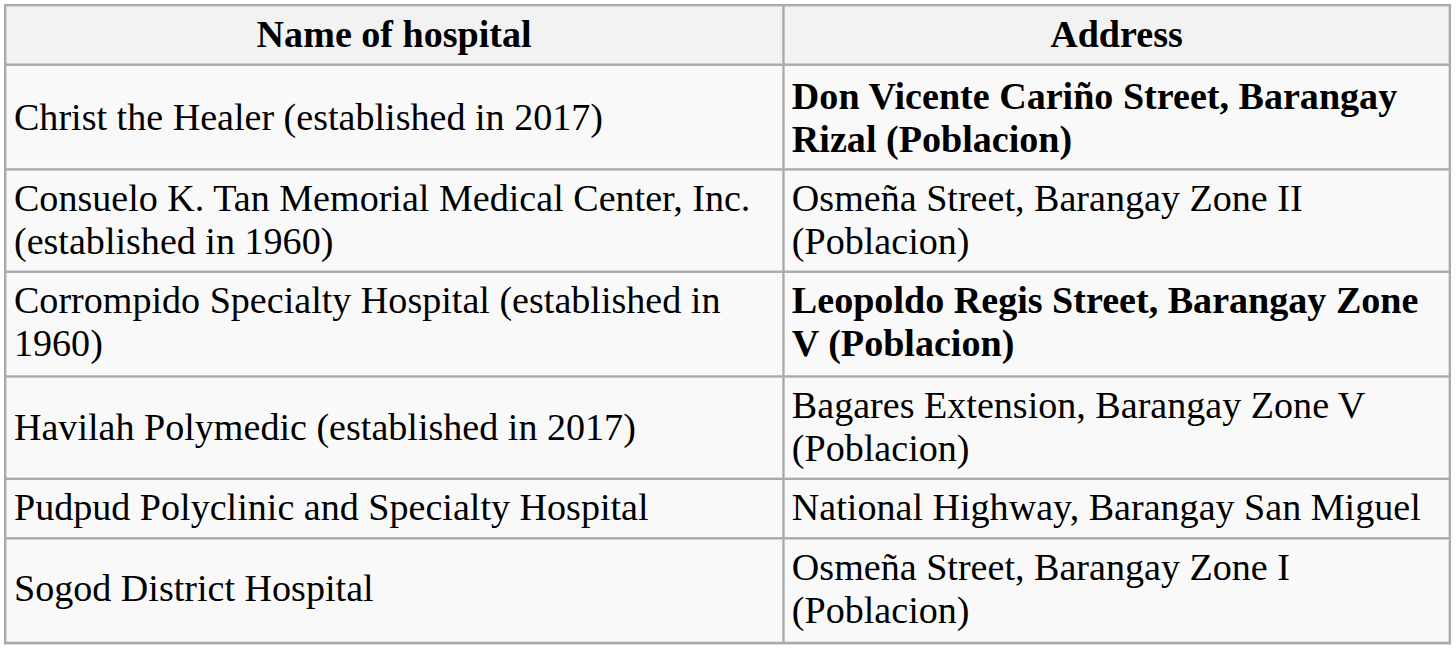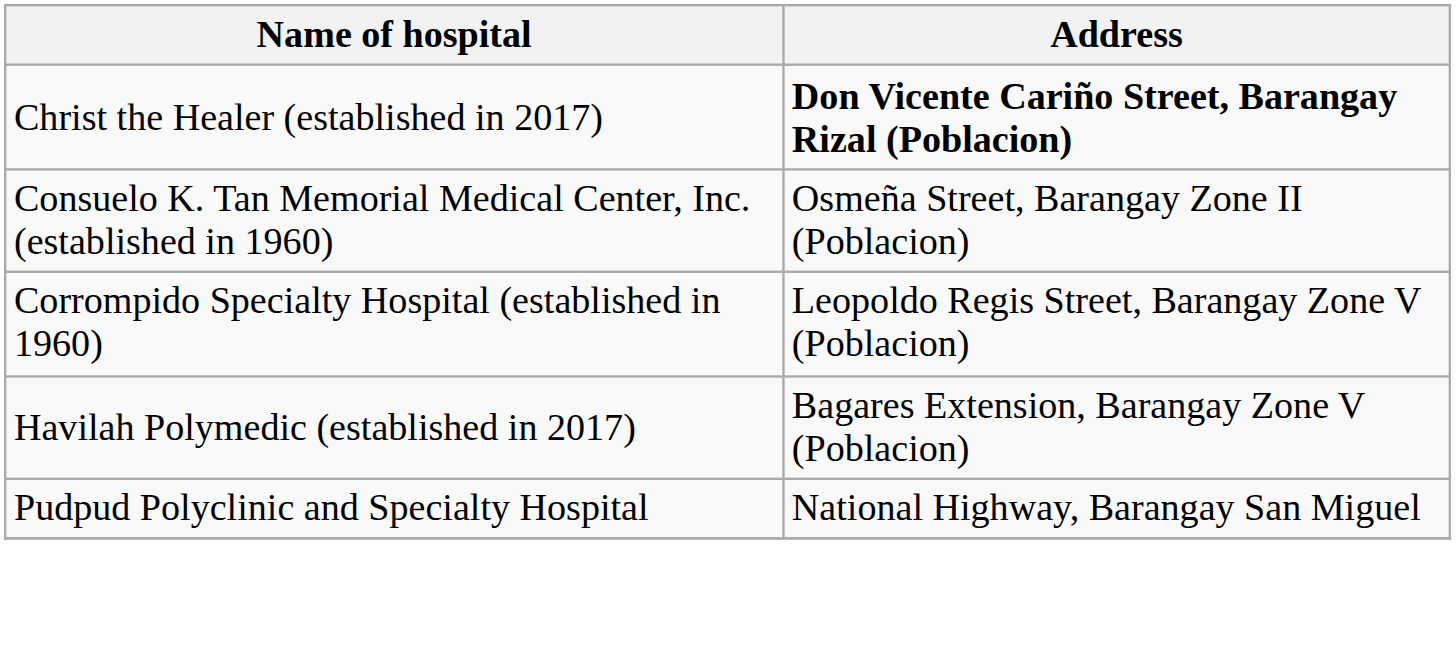(1105, 322) bold -> (1107, 322) normal
- row: (194, 589)
